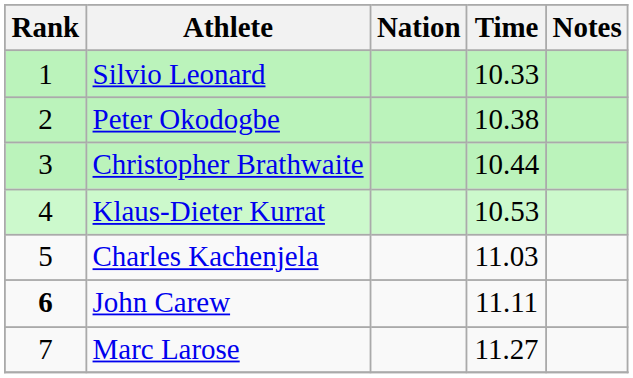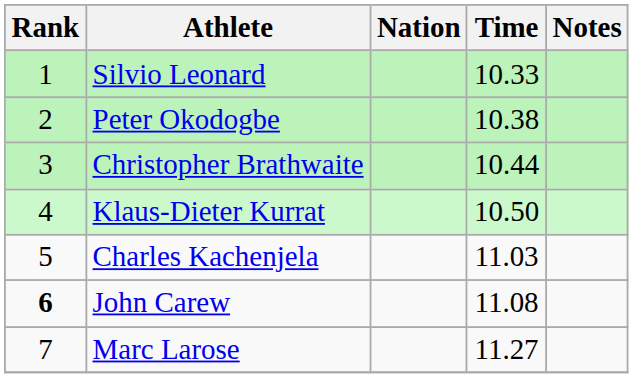(507, 211) 10.53 -> (507, 211) 10.50
(507, 303) 11.11 -> (507, 303) 11.08
